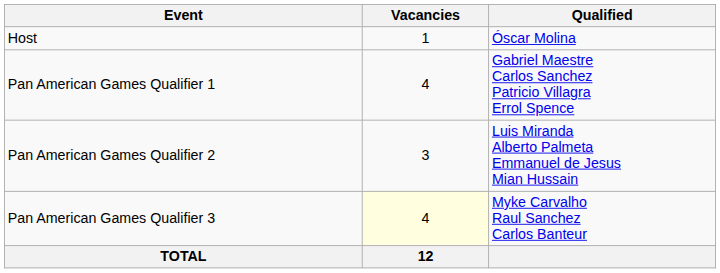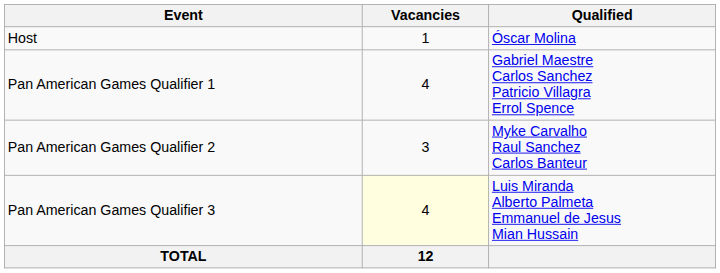(556, 155) Luis Miranda Alberto Palmeta Emmanuel de Jesus Mian Hussain -> (539, 147) Myke Carvalho Raul Sanchez Carlos Banteur
(539, 218) Myke Carvalho Raul Sanchez Carlos Banteur -> (556, 210) Luis Miranda Alberto Palmeta Emmanuel de Jesus Mian Hussain
